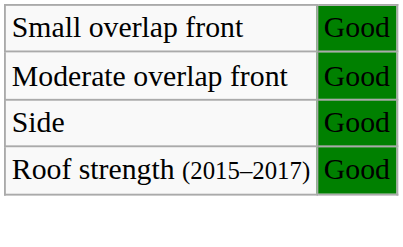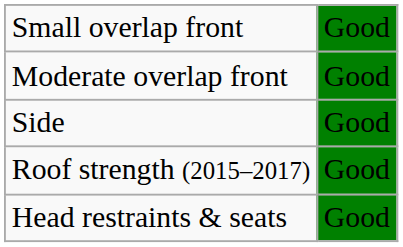+ row: (149, 216)
